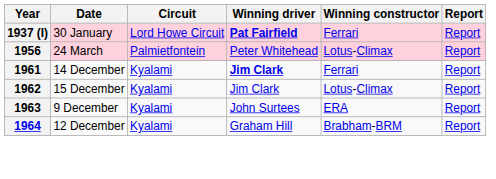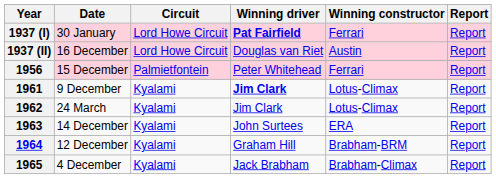+ row: (29, 51)
(78, 51) 24 March -> (92, 70) 15 December
(358, 51) Lotus-Climax -> (346, 70) Ferrari
(89, 70) 14 December -> (89, 89) 9 December
(341, 70) Ferrari -> (363, 89) Lotus-Climax
(89, 89) 15 December -> (81, 108) 24 March
(86, 108) 9 December -> (92, 127) 14 December
+ row: (29, 164)
